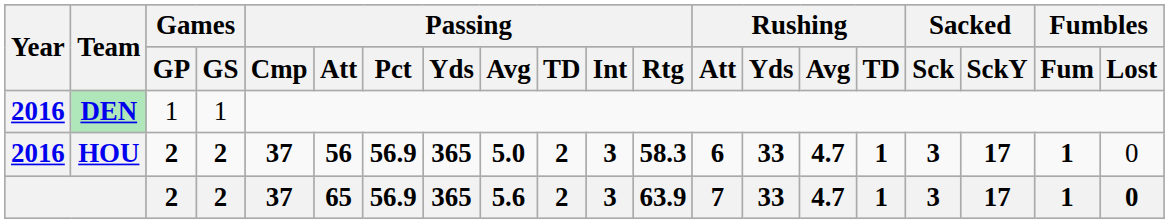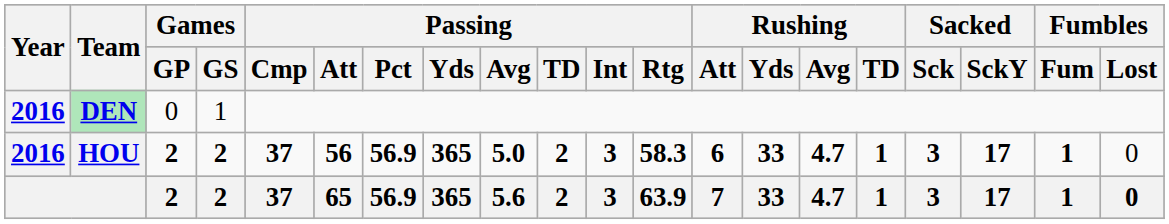(171, 111) 1 -> (171, 111) 0
